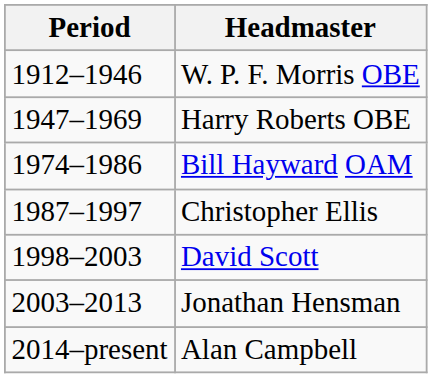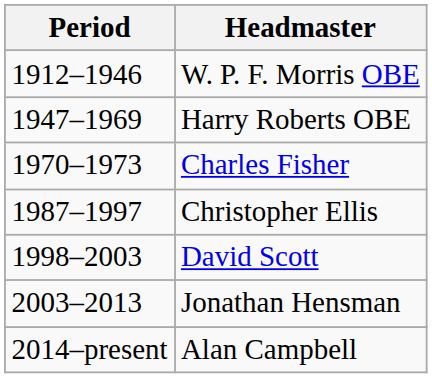+ row: (265, 165)
- row: (297, 165)
